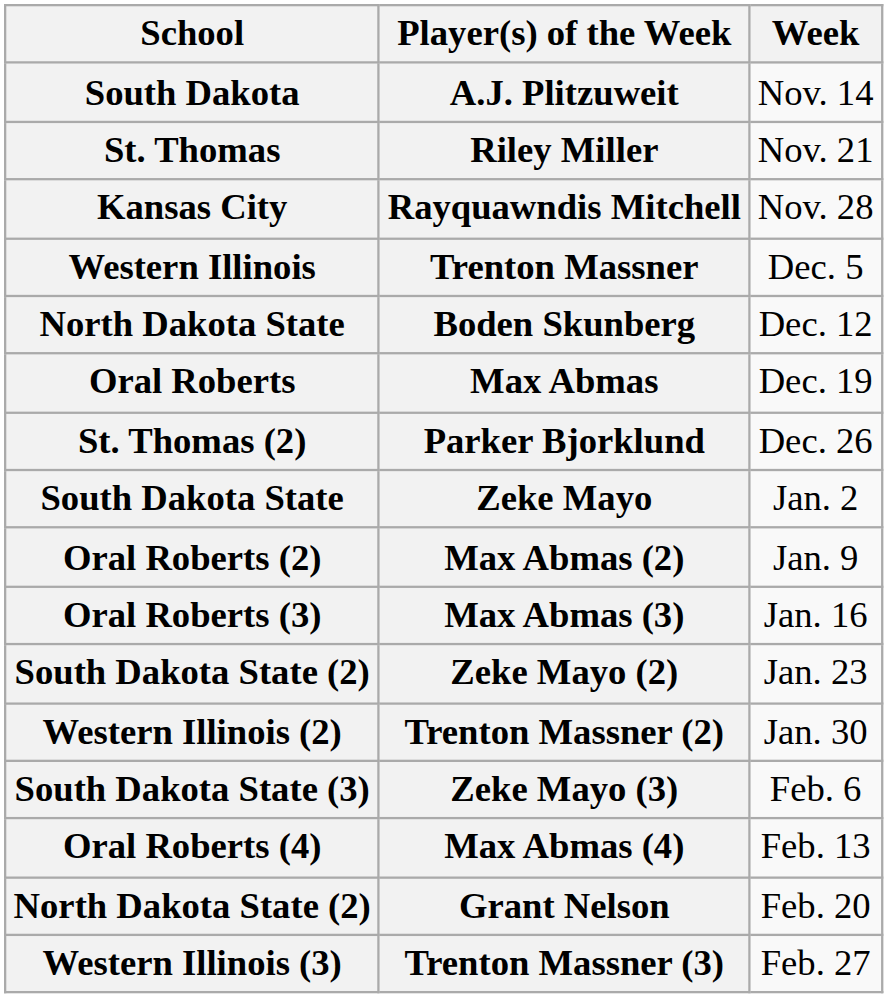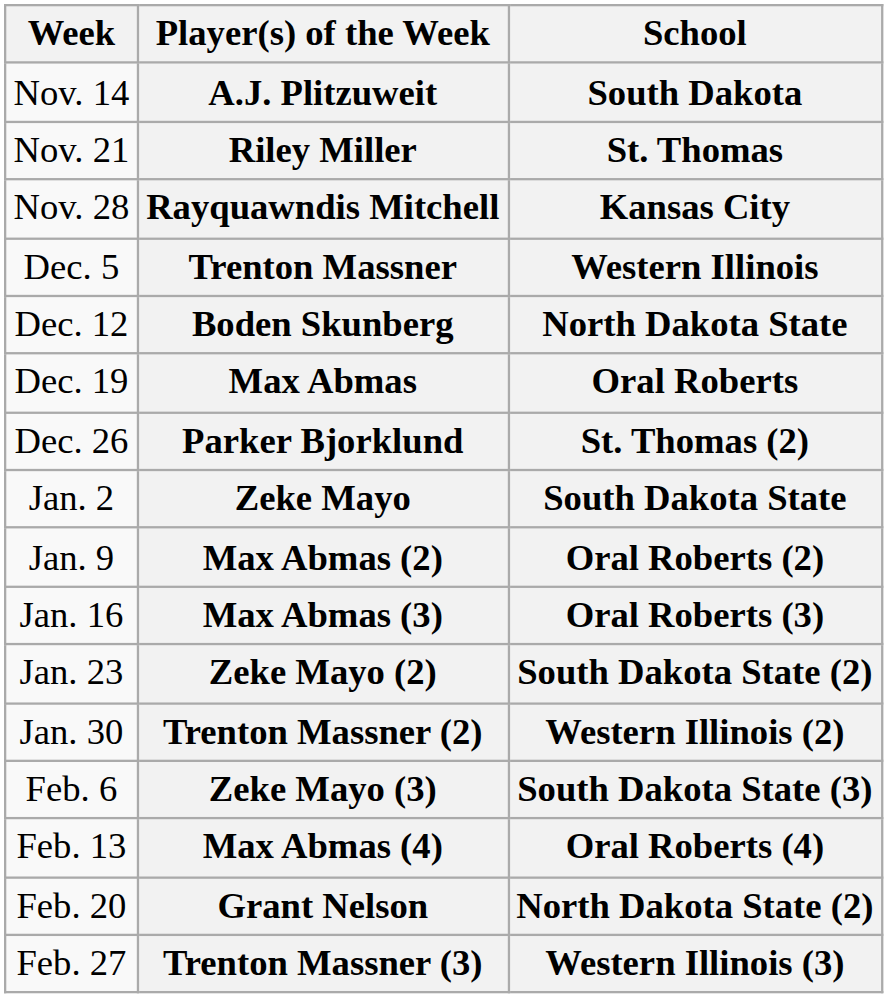columns swapped: (816, 33) <-> (192, 33)
